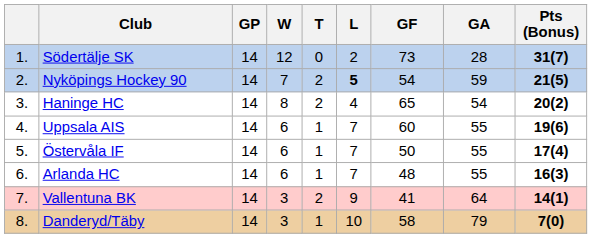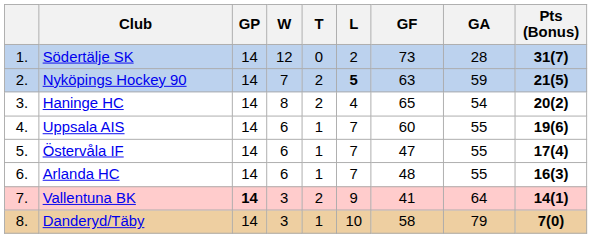(407, 80) 54 -> (407, 80) 63
(407, 151) 50 -> (407, 151) 47
(249, 198) normal -> (249, 198) bold
